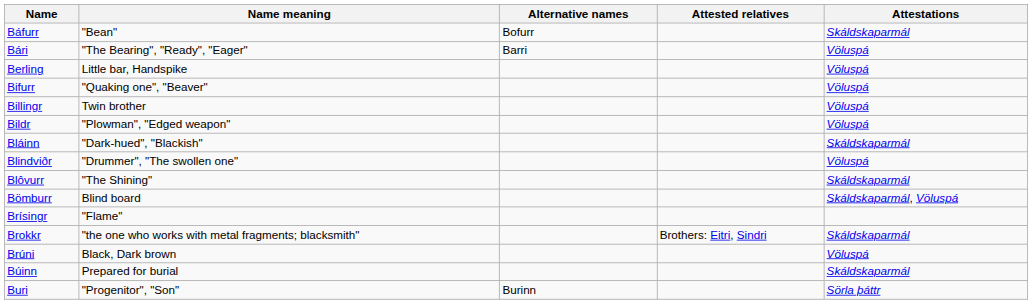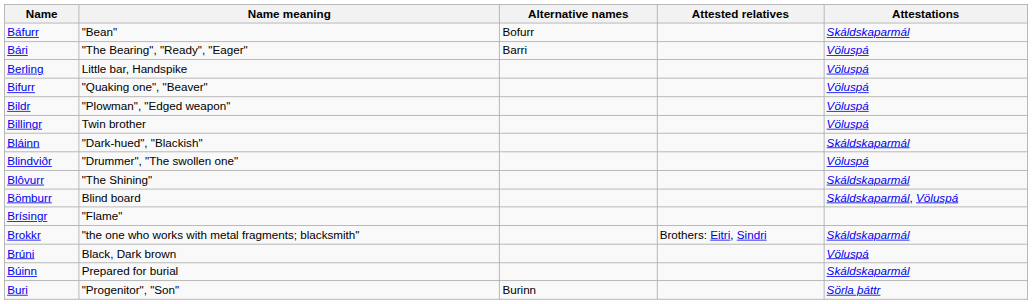rows swapped: (19, 125) <-> (25, 106)
